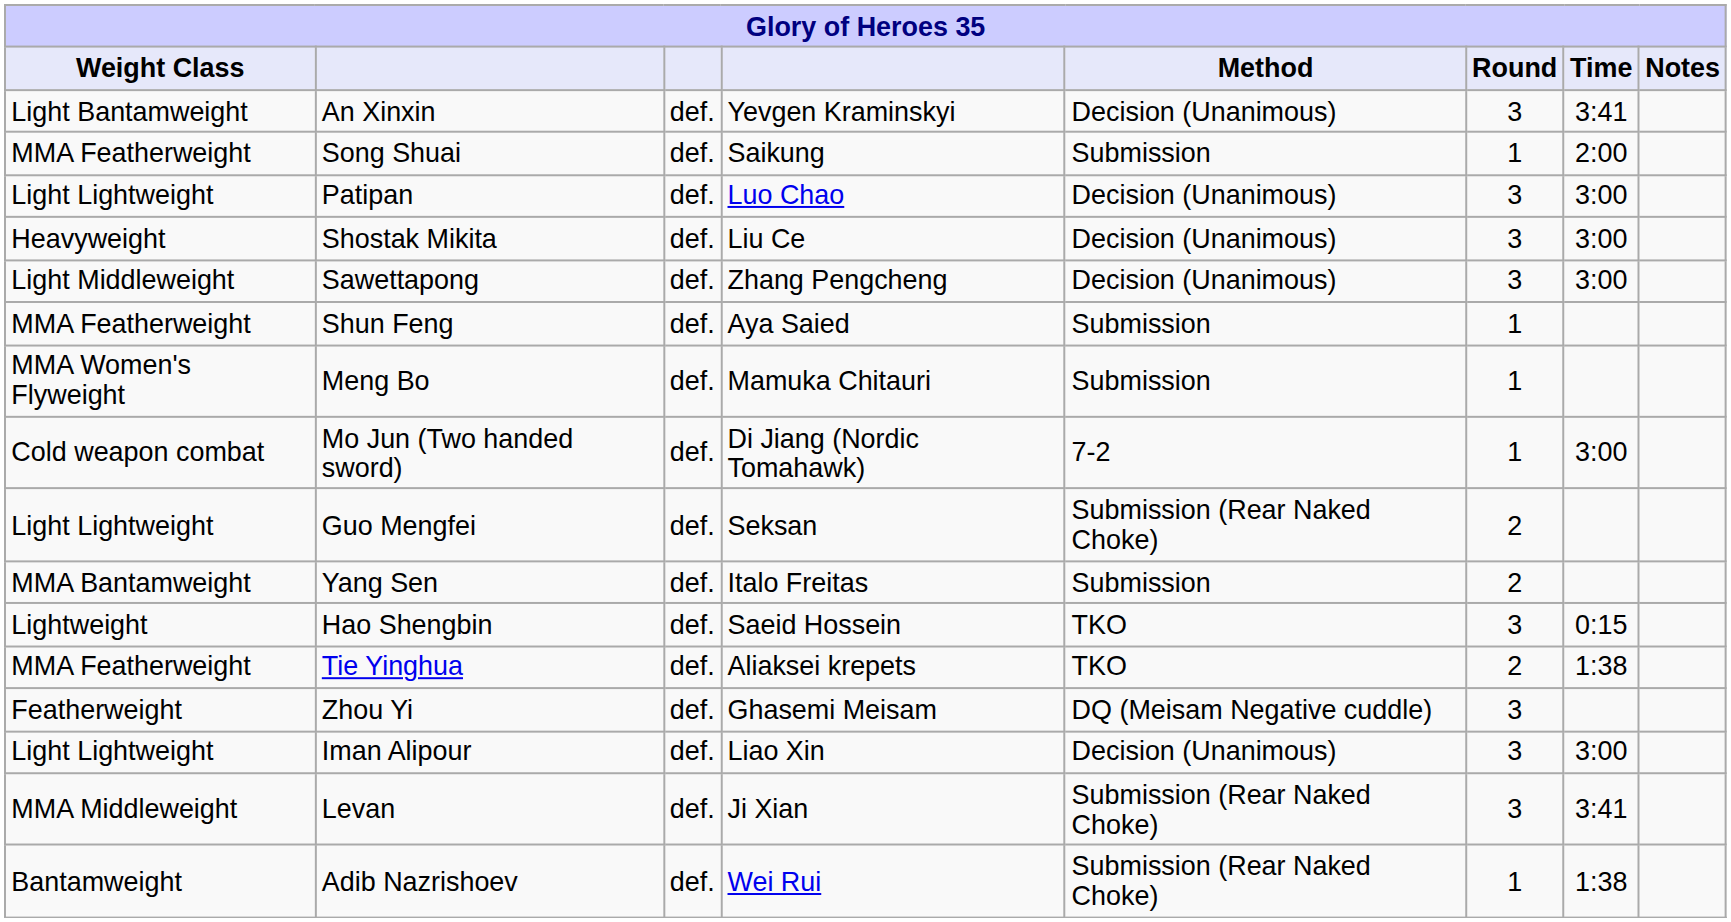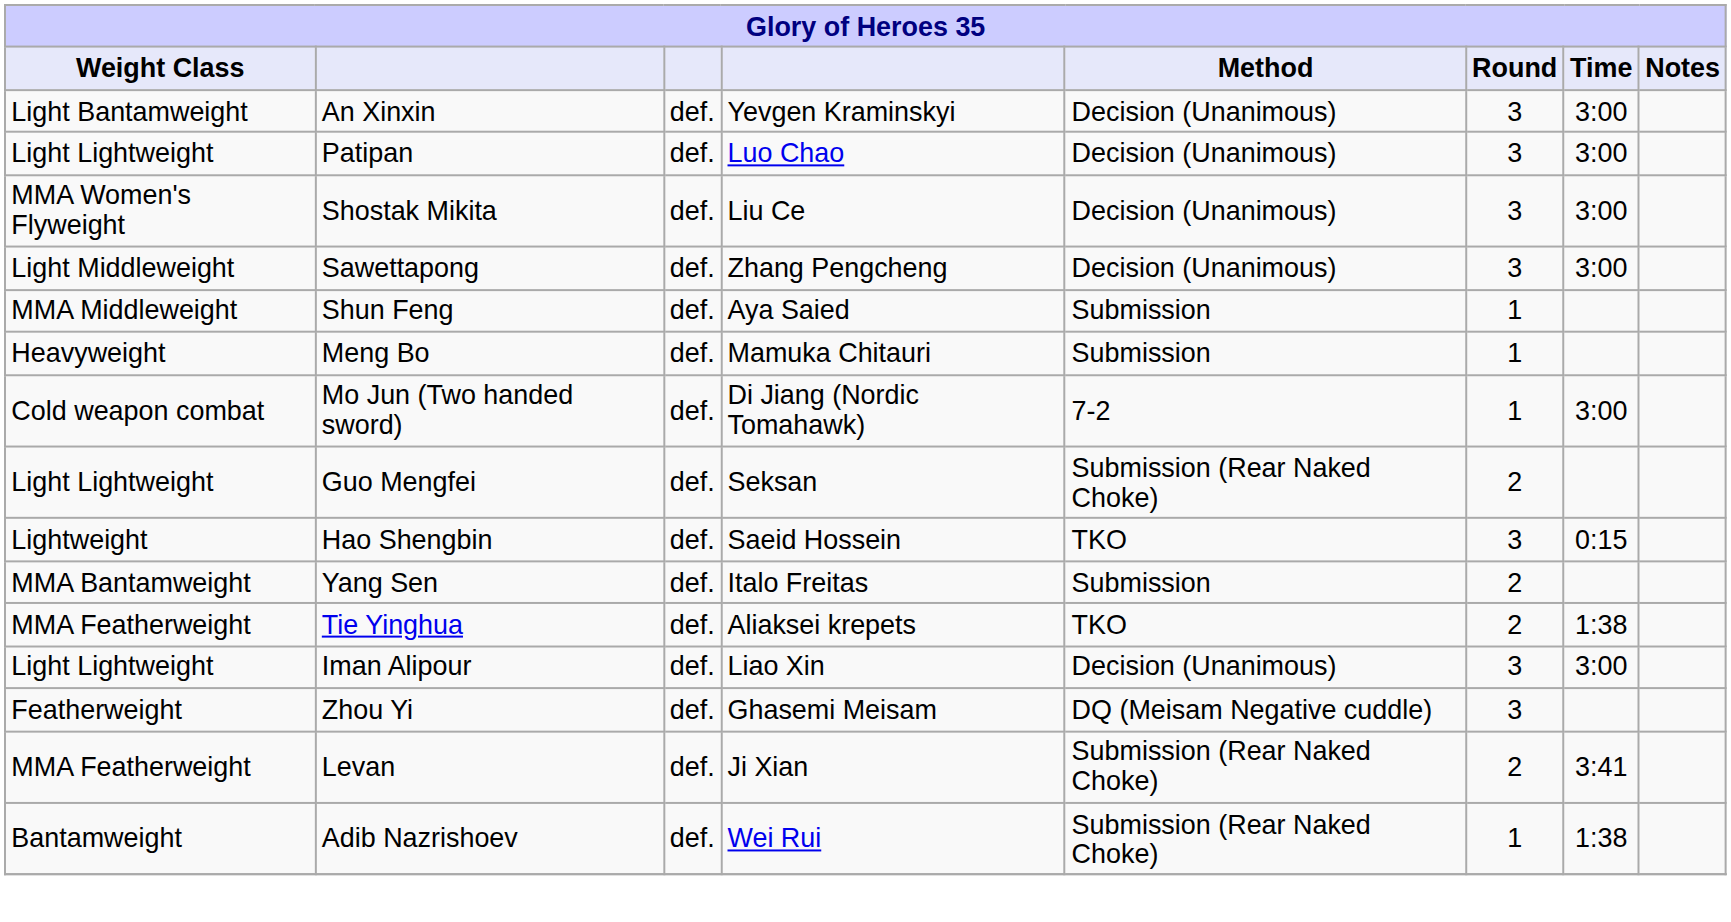(1601, 111) 3:41 -> (1601, 111) 3:00
- row: (391, 153)
(88, 238) Heavyweight -> (101, 210) MMA Women's Flyweight
(131, 323) MMA Featherweight -> (124, 310) MMA Middleweight
(101, 380) MMA Women's Flyweight -> (88, 353) Heavyweight
rows swapped: (407, 624) <-> (380, 582)
rows swapped: (397, 752) <-> (367, 709)
(124, 809) MMA Middleweight -> (131, 766) MMA Featherweight
(1515, 809) 3 -> (1515, 766) 2
